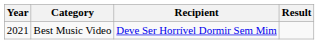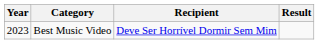(18, 30) 2021 -> (18, 30) 2023
